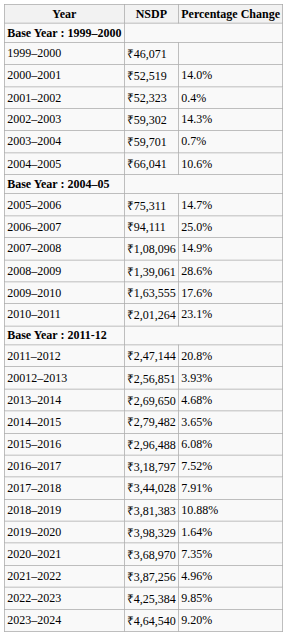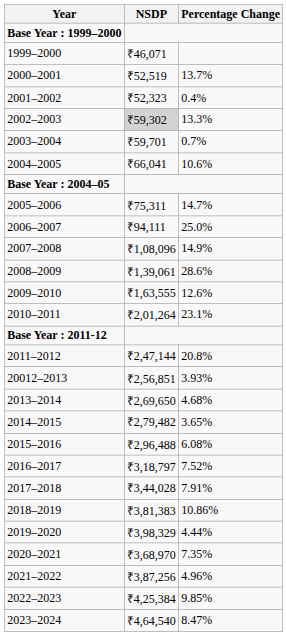(197, 75) 14.0% -> (197, 75) 13.7%
(147, 120) no background -> (147, 120) lightgrey background
(197, 119) 14.3% -> (197, 119) 13.3%
(197, 292) 17.6% -> (197, 292) 12.6%
(200, 510) 10.88% -> (200, 510) 10.86%
(197, 532) 1.64% -> (197, 532) 4.44%
(197, 620) 9.20% -> (197, 620) 8.47%
